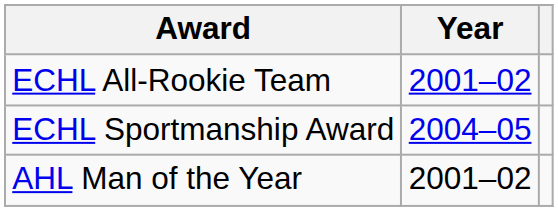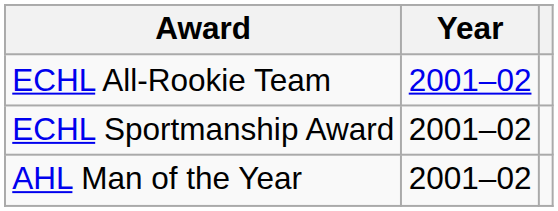(470, 129) 2004–05 -> (470, 129) 2001–02
